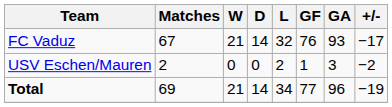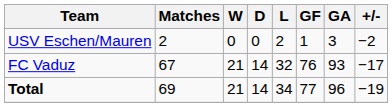rows swapped: (80, 65) <-> (42, 41)
